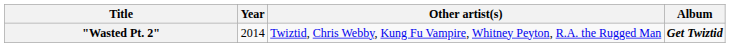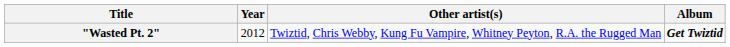(253, 33) 2014 -> (253, 33) 2012
